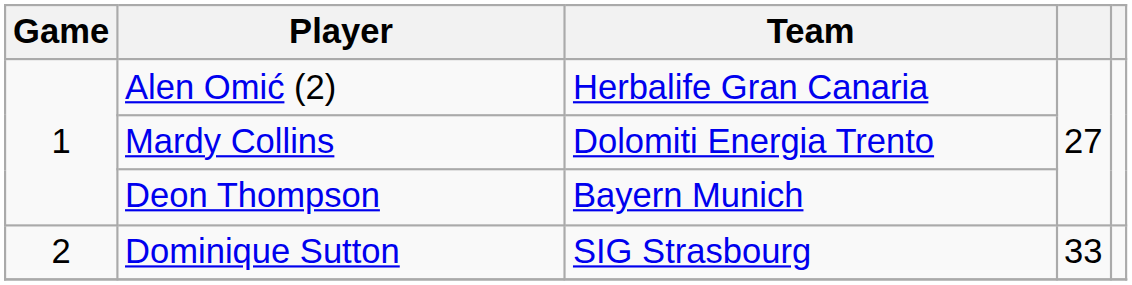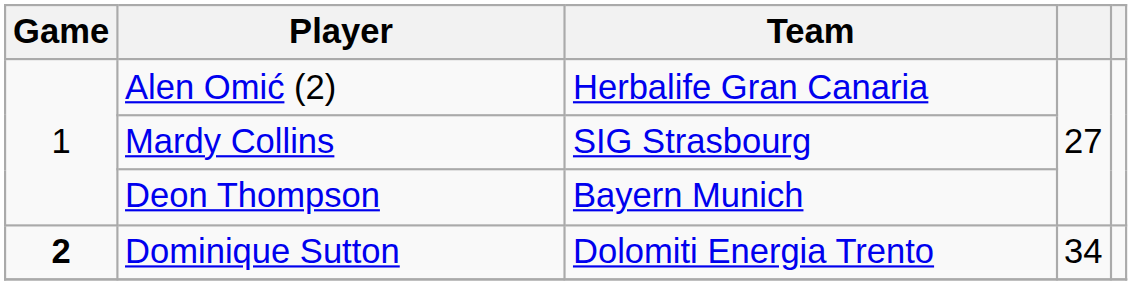(754, 141) Dolomiti Energia Trento -> (692, 141) SIG Strasbourg
(61, 251) normal -> (61, 251) bold
(692, 251) SIG Strasbourg -> (754, 251) Dolomiti Energia Trento
(1083, 251) 33 -> (1083, 251) 34
